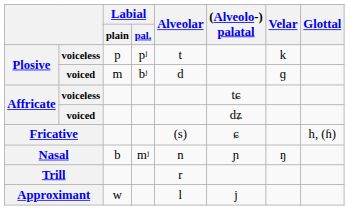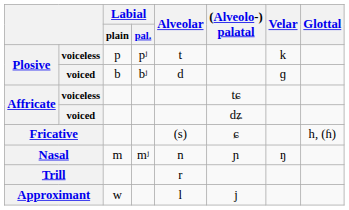(117, 74) m -> (117, 74) b
(117, 154) b -> (117, 154) m
